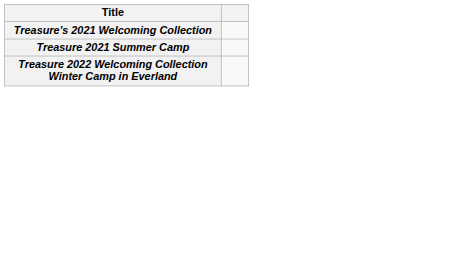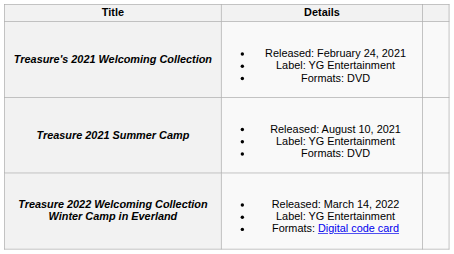+ column: (322, 13)
